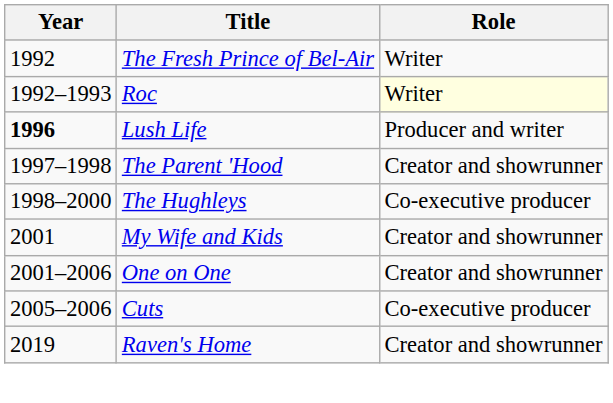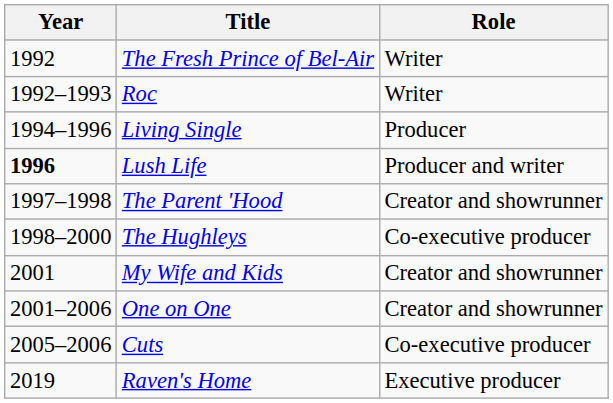(413, 93) lightyellow background -> (413, 93) no background
+ row: (182, 129)
(494, 344) Creator and showrunner -> (473, 380) Executive producer
